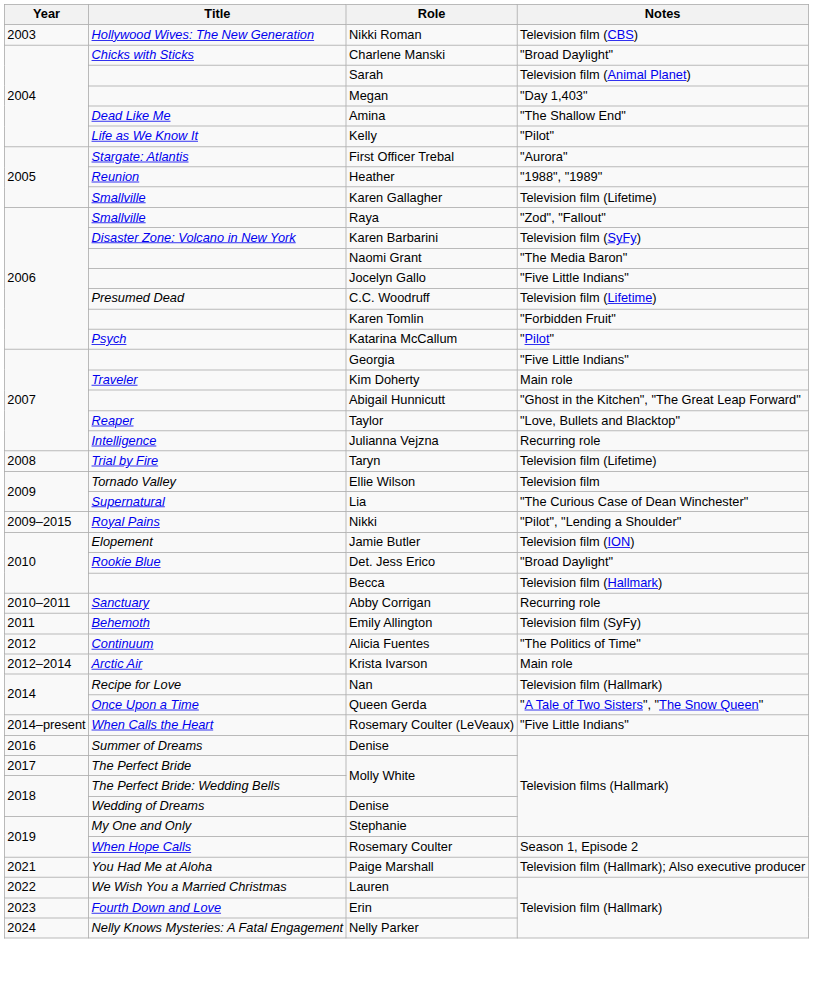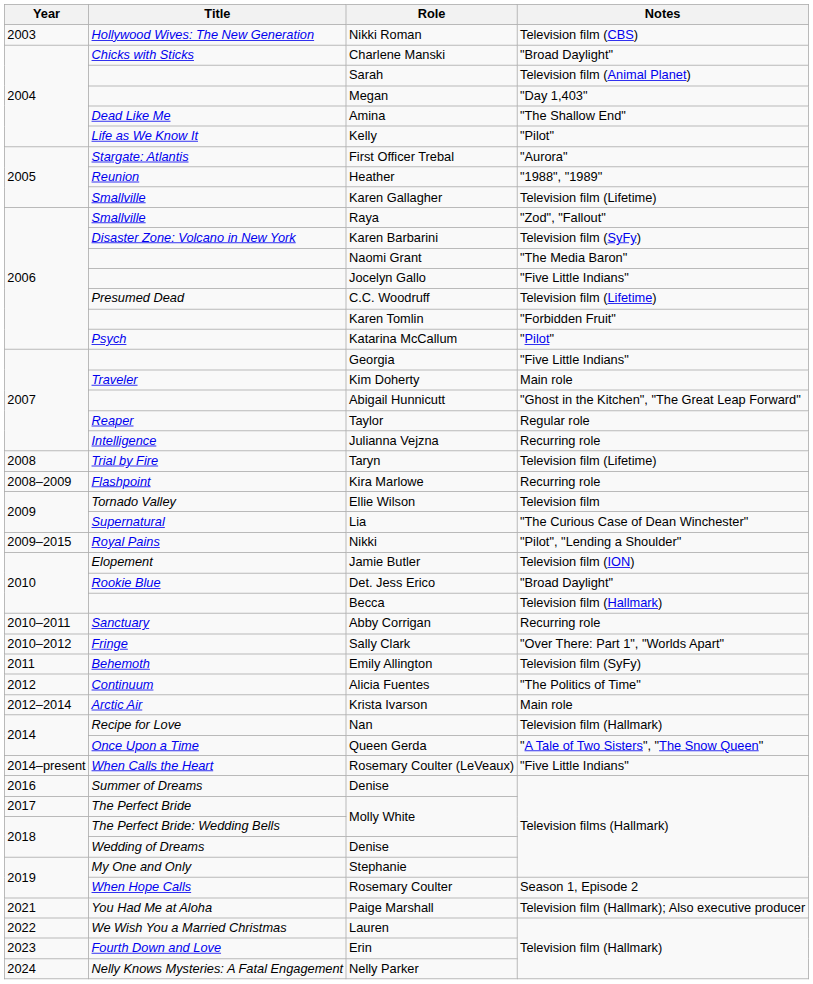(600, 420) "Love, Bullets and Blacktop" -> (555, 420) Regular role
+ row: (121, 481)
+ row: (110, 643)
